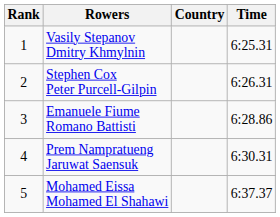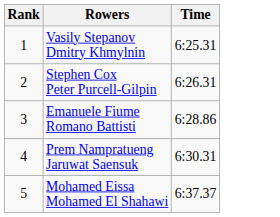- column: (200, 15)
